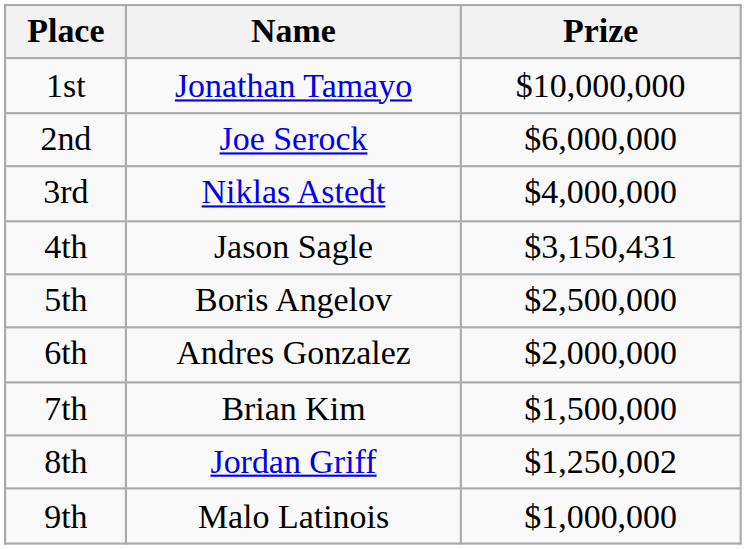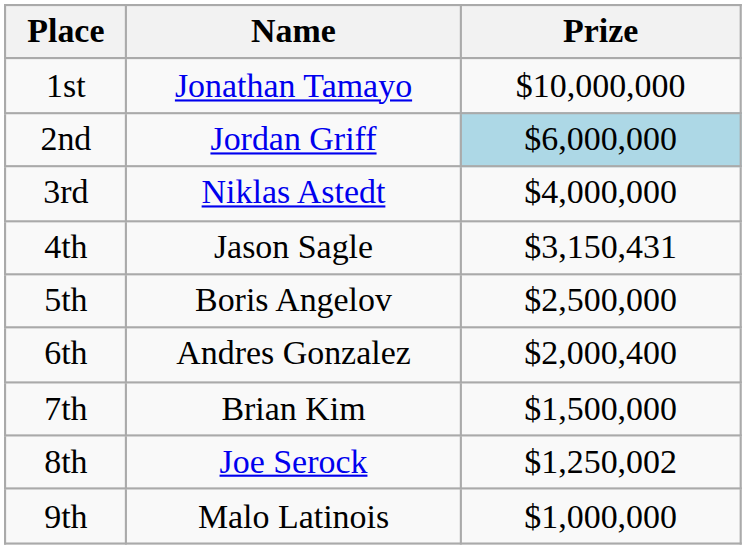(293, 138) Joe Serock -> (293, 138) Jordan Griff
(601, 138) no background -> (601, 138) lightblue background
(601, 354) $2,000,000 -> (601, 354) $2,000,400
(293, 461) Jordan Griff -> (293, 461) Joe Serock
